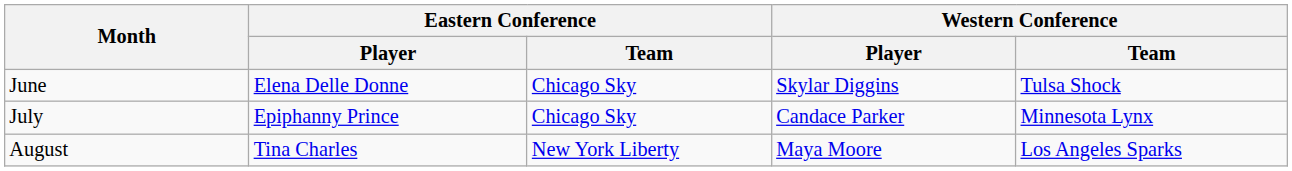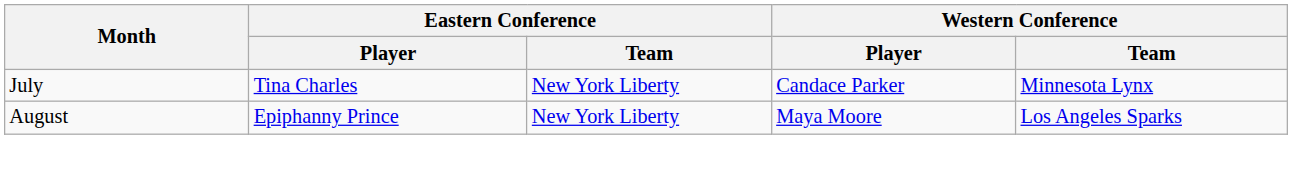- row: (28, 85)
(326, 117) Epiphanny Prince -> (305, 85) Tina Charles
(584, 117) Chicago Sky -> (605, 85) New York Liberty
(305, 149) Tina Charles -> (326, 117) Epiphanny Prince
